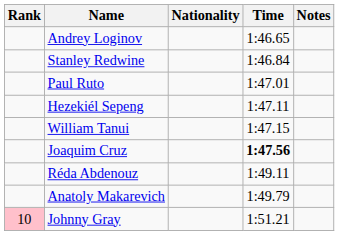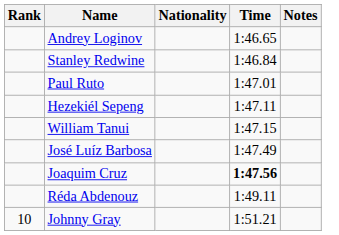+ row: (100, 151)
- row: (106, 196)
(24, 219) pink background -> (24, 219) no background
